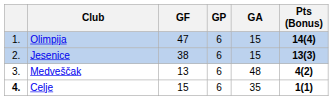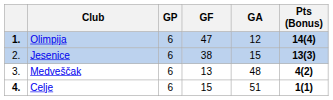columns swapped: (219, 18) <-> (183, 18)
(16, 39) normal -> (16, 39) bold
(255, 39) 15 -> (255, 39) 12
(255, 87) 35 -> (255, 87) 51
